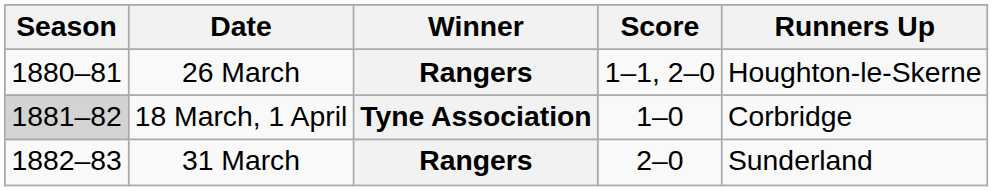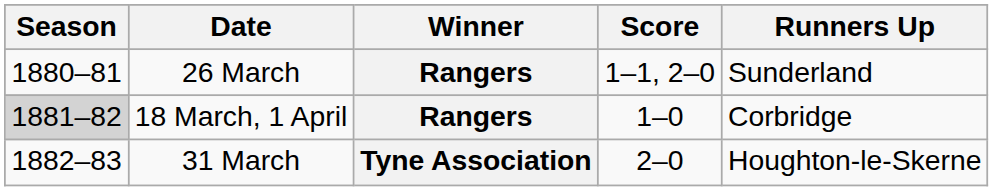(855, 71) Houghton-le-Skerne -> (800, 71) Sunderland
(476, 116) Tyne Association -> (476, 116) Rangers
(476, 161) Rangers -> (476, 161) Tyne Association
(800, 161) Sunderland -> (855, 161) Houghton-le-Skerne
